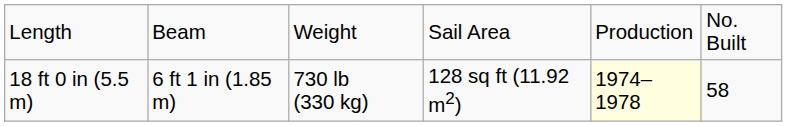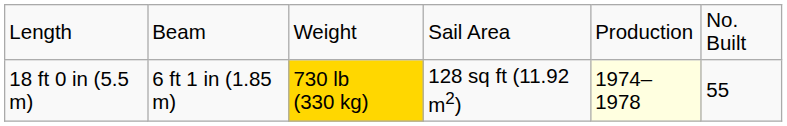(331, 90) no background -> (331, 90) gold background
(718, 90) 58 -> (718, 90) 55
